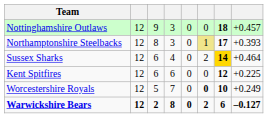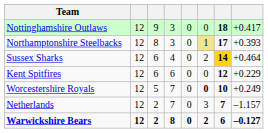(247, 27) +0.457 -> (247, 27) +0.417
(247, 74) +0.225 -> (247, 74) +0.229
+ row: (30, 105)
